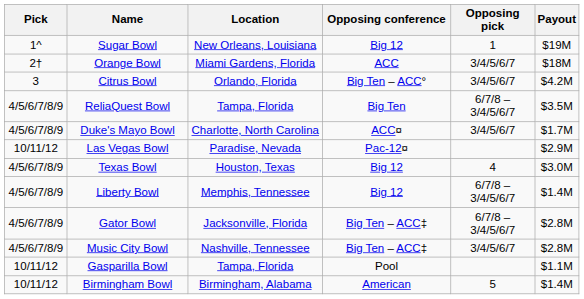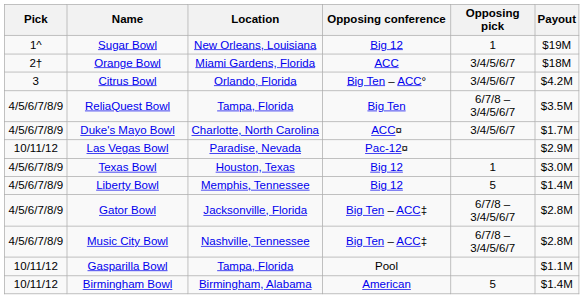(493, 167) 4 -> (493, 167) 1
(493, 192) 6/7/8 – 3/4/5/6/7 -> (493, 185) 5
(493, 248) 3/4/5/6/7 -> (493, 241) 6/7/8 – 3/4/5/6/7
